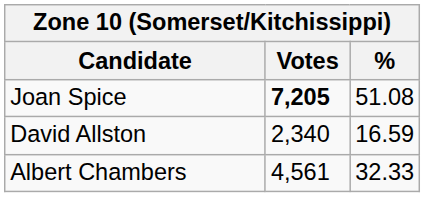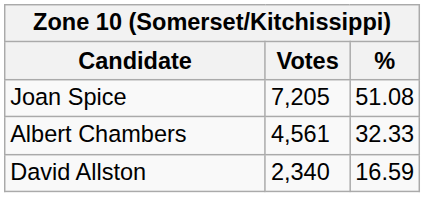(300, 97) bold -> (300, 97) normal
rows swapped: (98, 172) <-> (78, 135)
